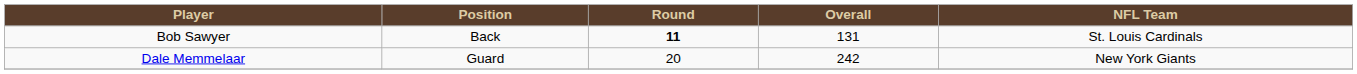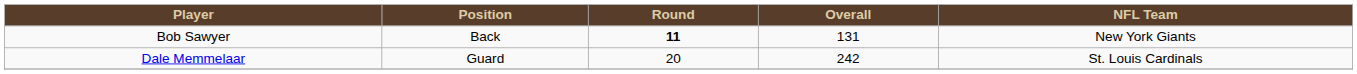(1146, 36) St. Louis Cardinals -> (1146, 36) New York Giants
(1146, 58) New York Giants -> (1146, 58) St. Louis Cardinals
